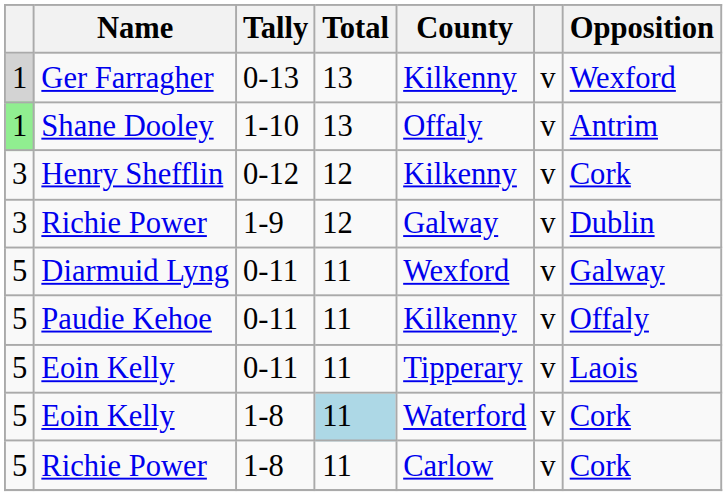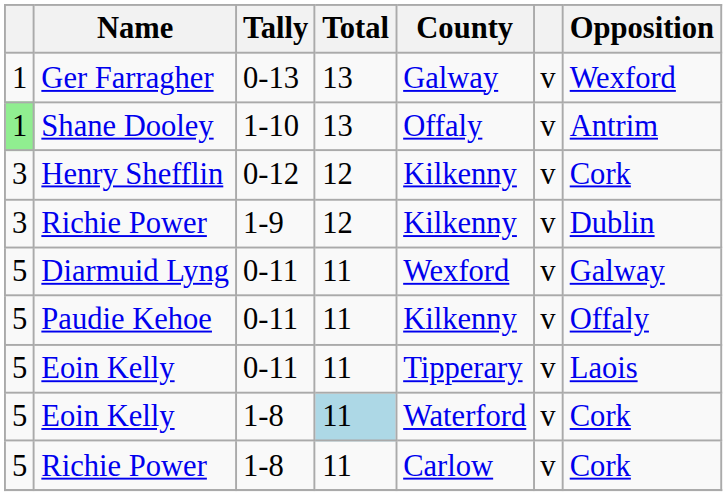(20, 77) lightgrey background -> (20, 77) no background
(460, 77) Kilkenny -> (451, 77) Galway
(451, 222) Galway -> (460, 222) Kilkenny
